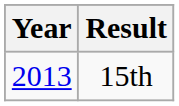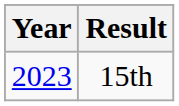(42, 75) 2013 -> (42, 75) 2023
